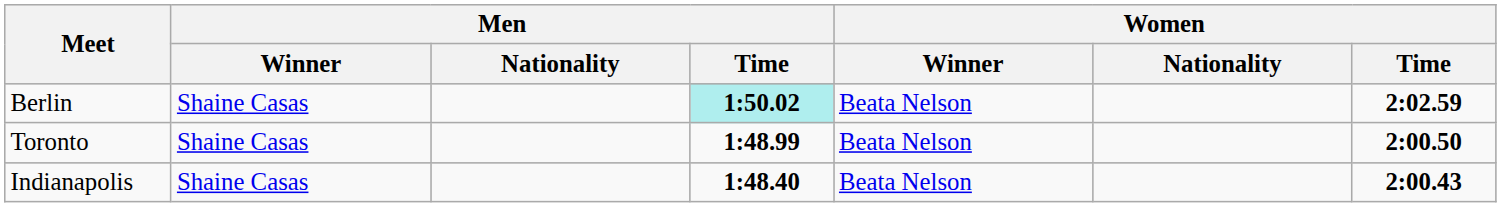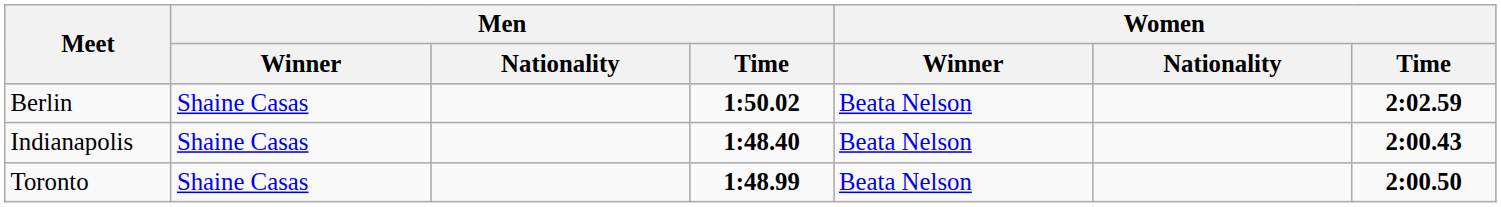(762, 102) paleturquoise background -> (762, 102) no background
rows swapped: (50, 142) <-> (72, 181)
